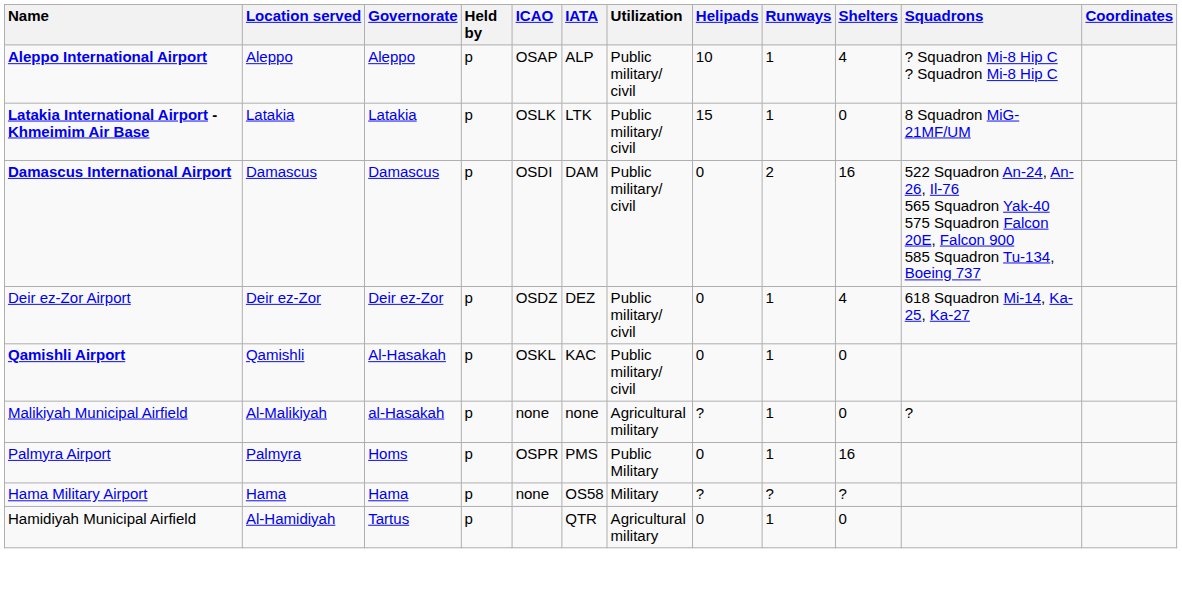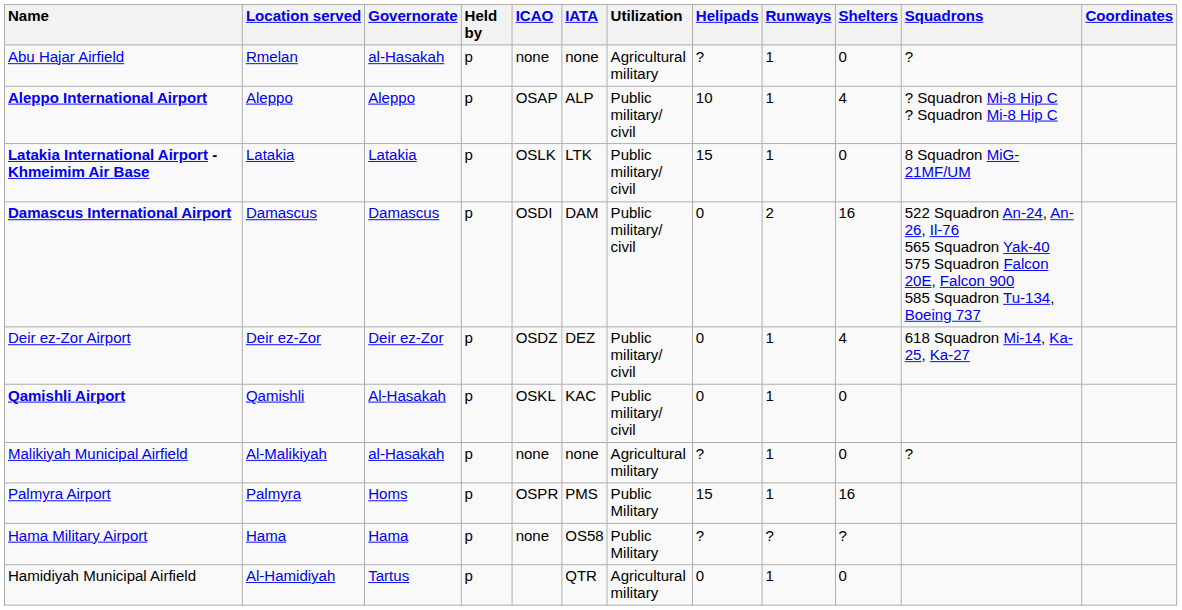+ row: (66, 57)
(700, 454) 0 -> (704, 494) 15
(634, 494) Military -> (634, 544) Public Military
